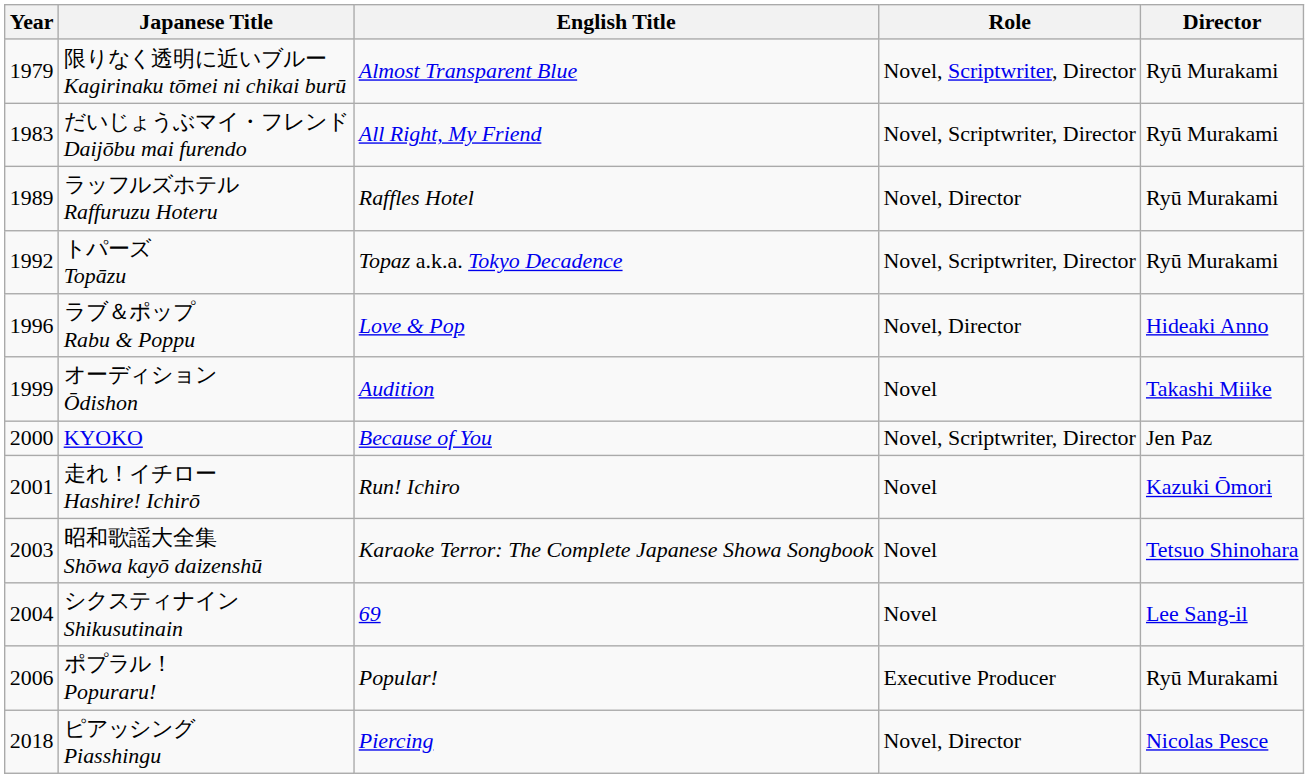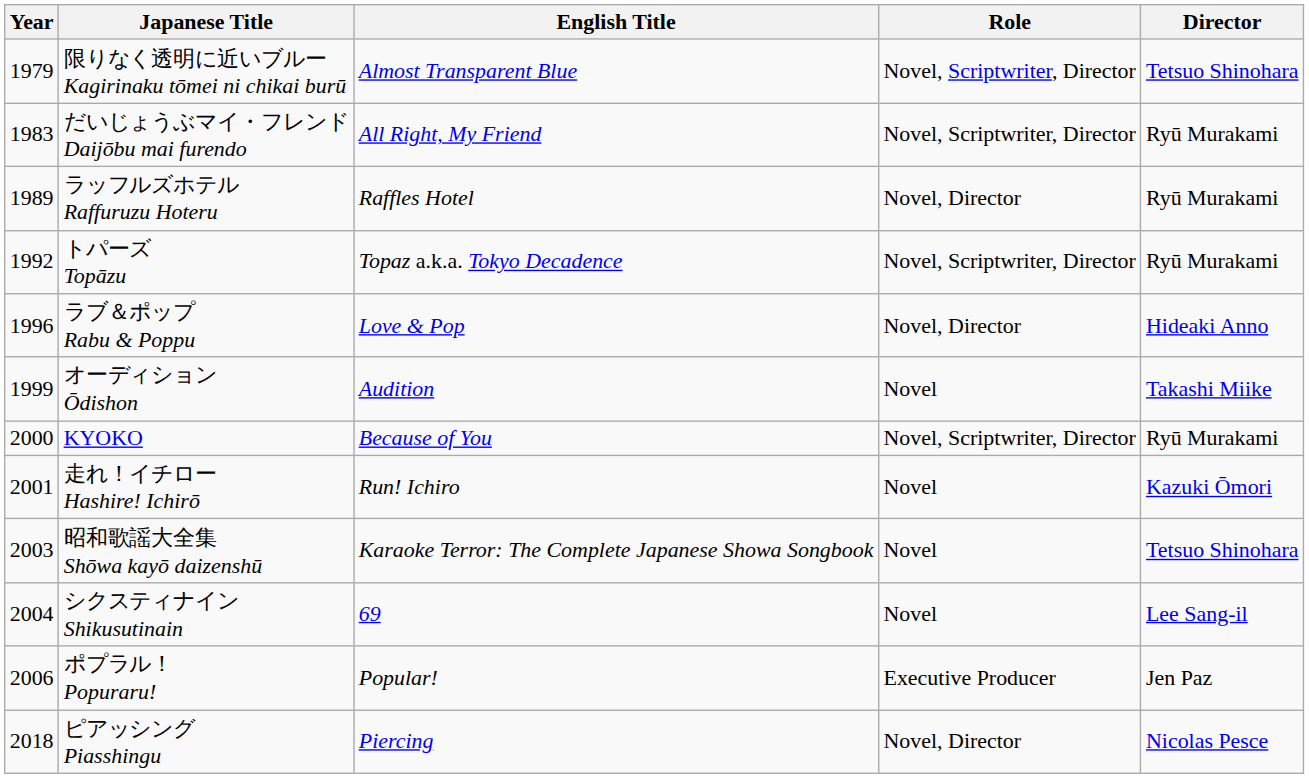(1212, 71) Ryū Murakami -> (1222, 71) Tetsuo Shinohara
(1179, 437) Jen Paz -> (1212, 437) Ryū Murakami
(1212, 677) Ryū Murakami -> (1179, 677) Jen Paz
